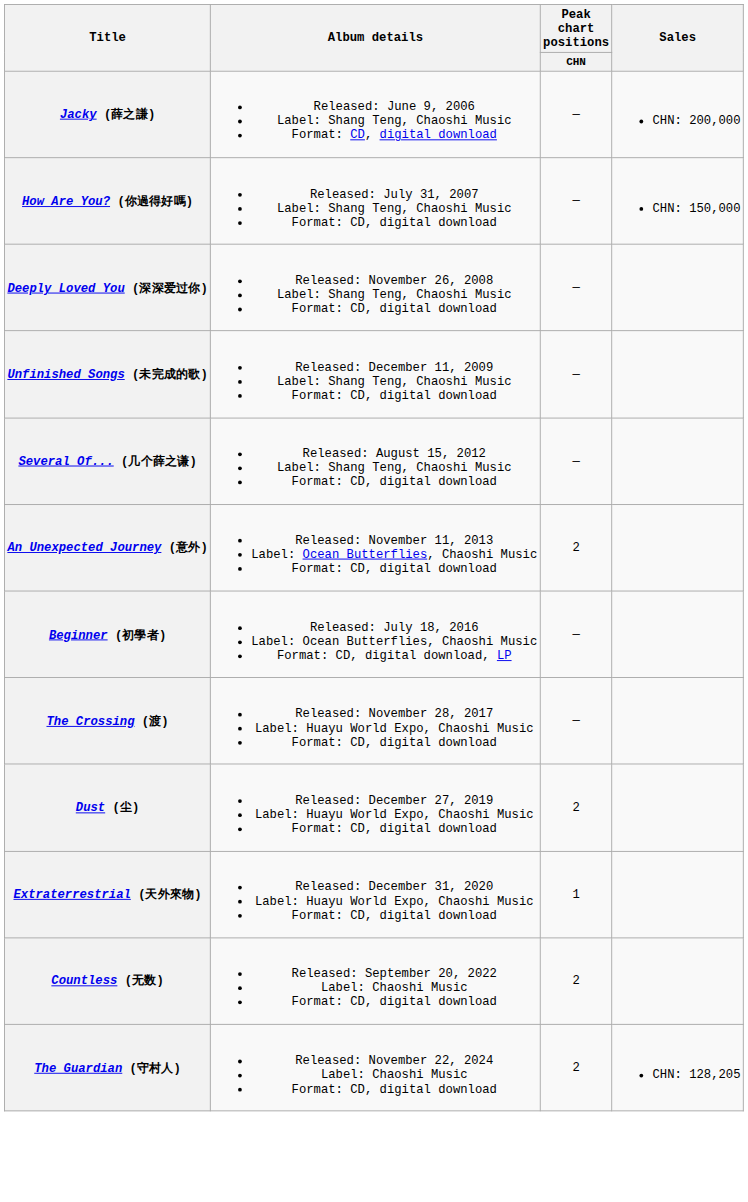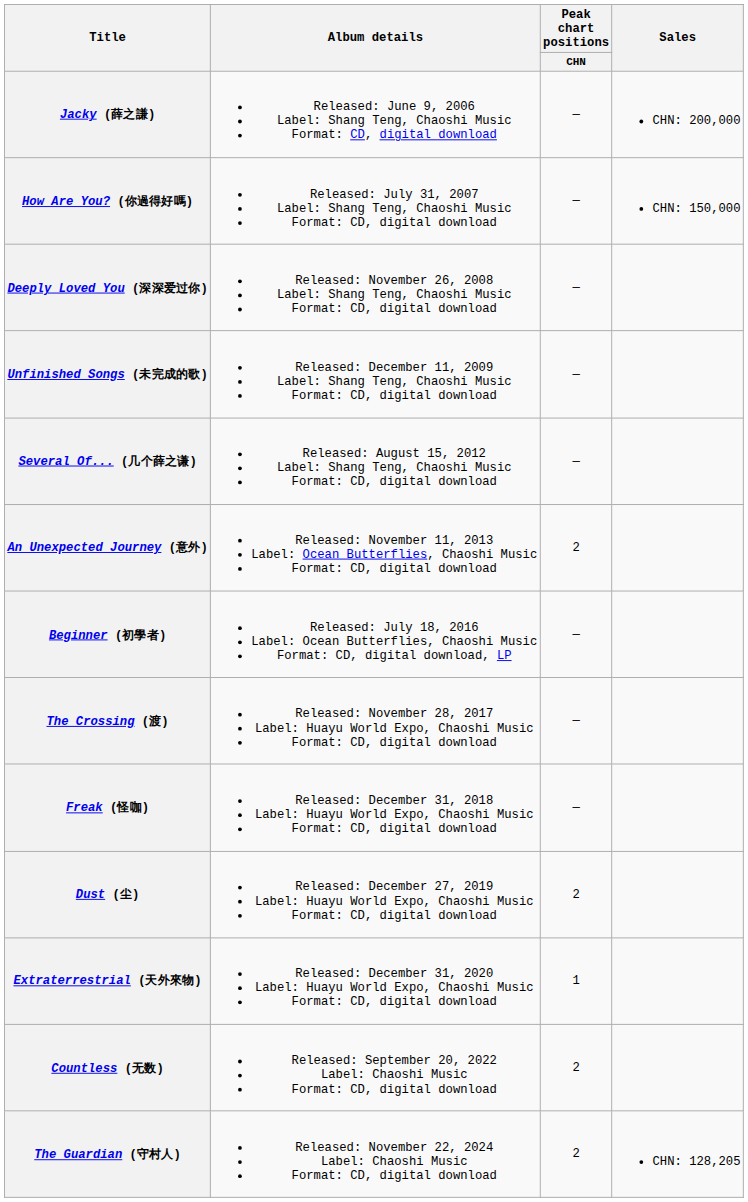+ row: (108, 808)
